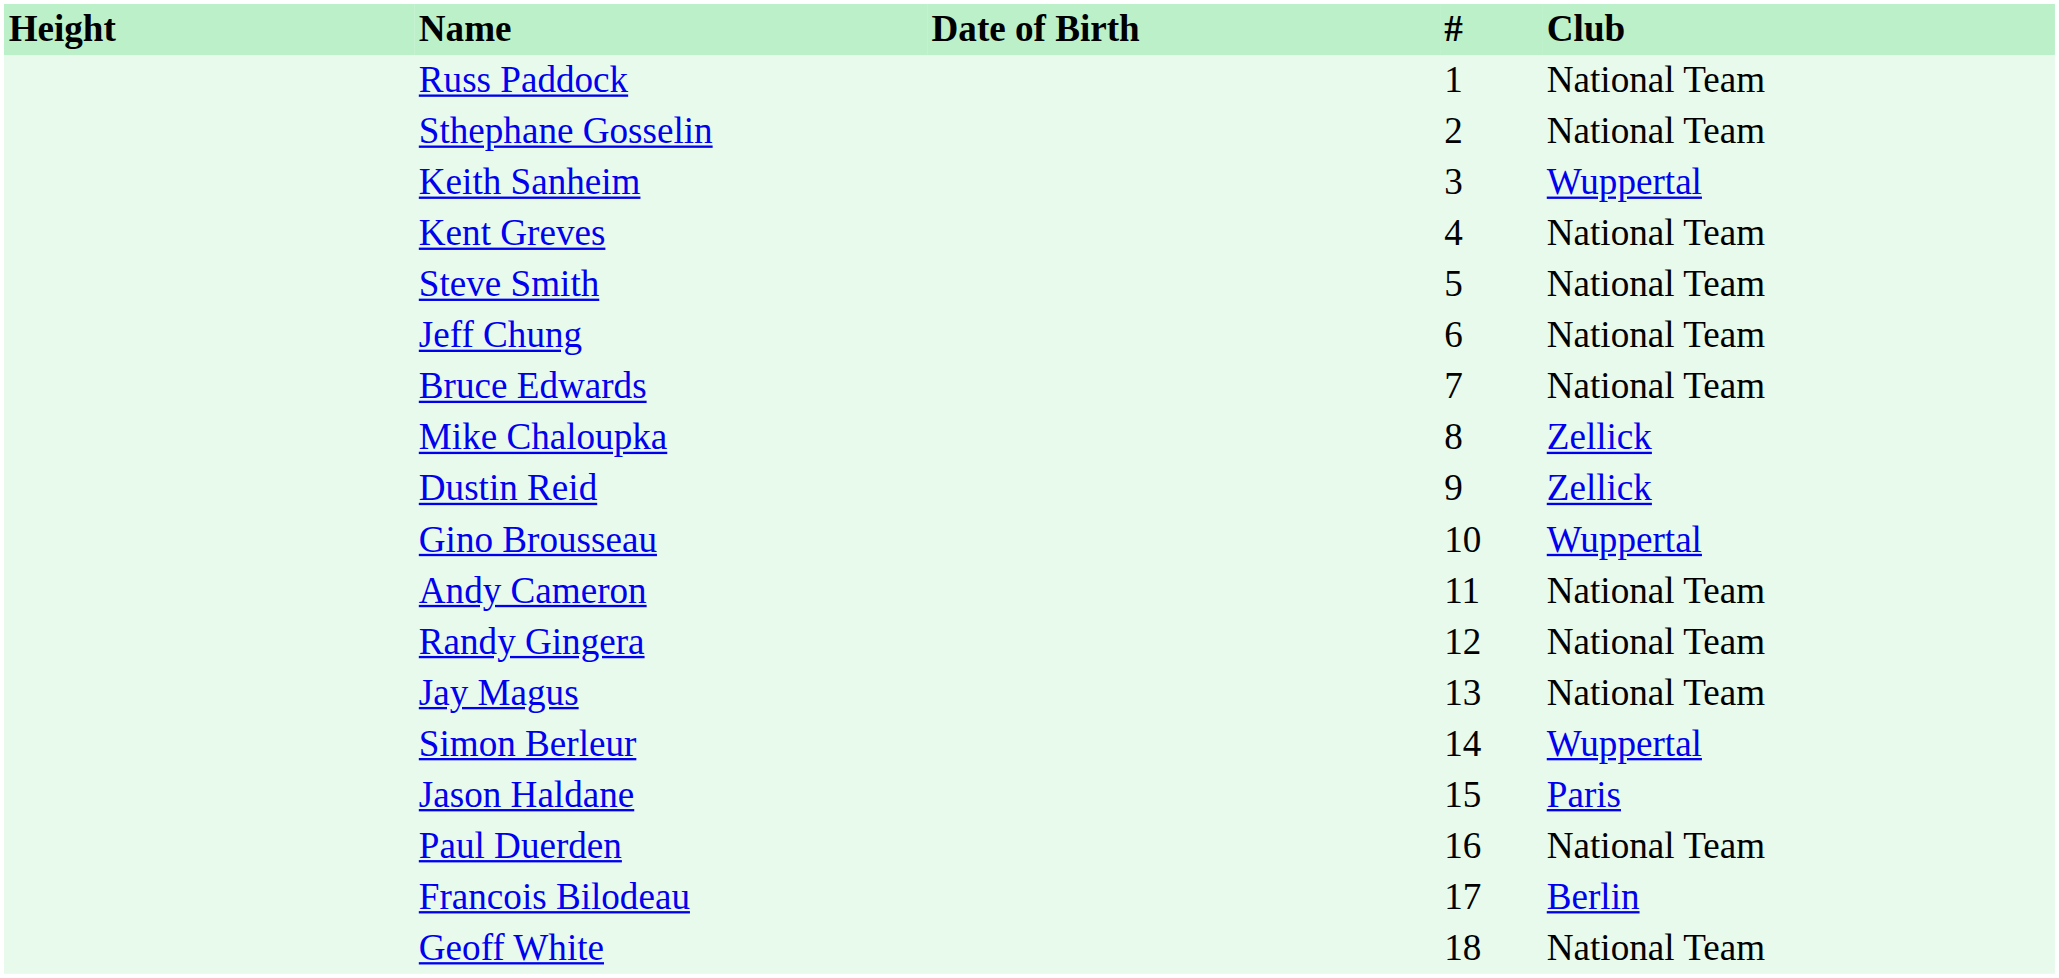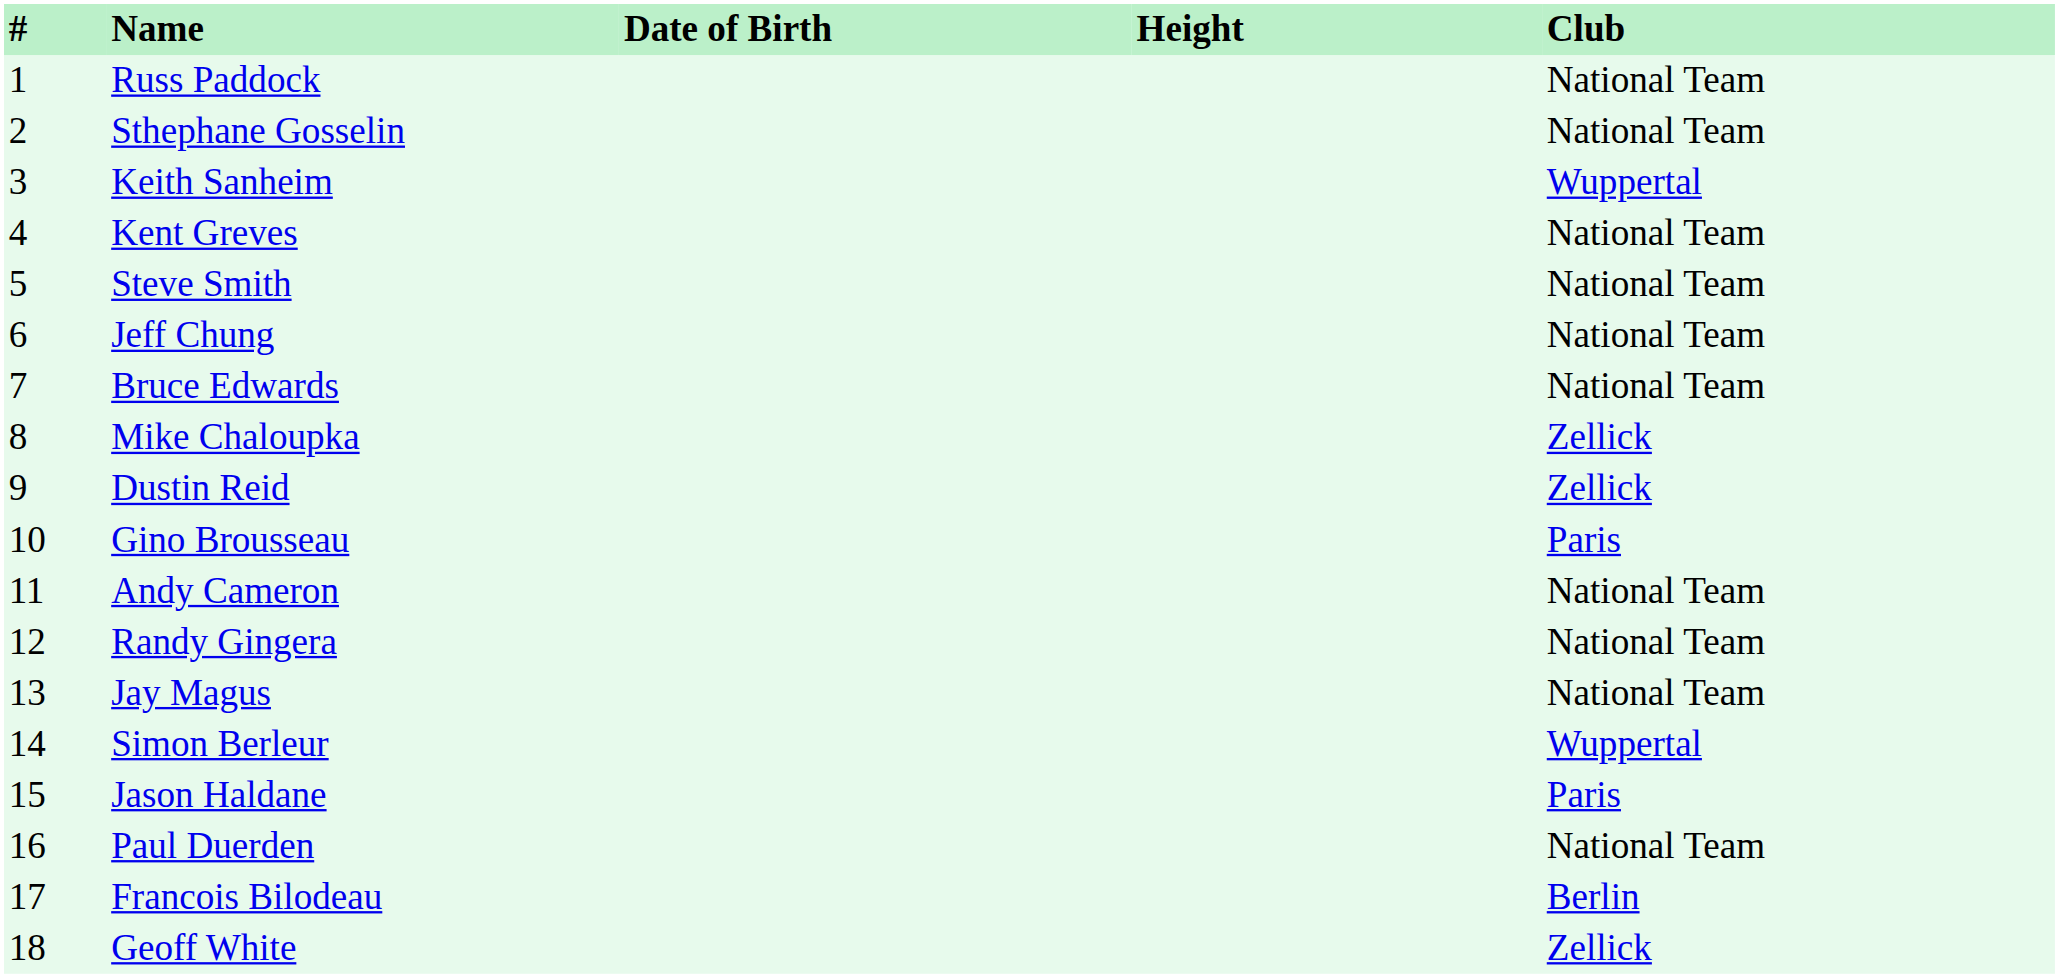columns swapped: (1454, 28) <-> (62, 28)
(1624, 539) Wuppertal -> (1584, 539) Paris
(1656, 947) National Team -> (1599, 947) Zellick
